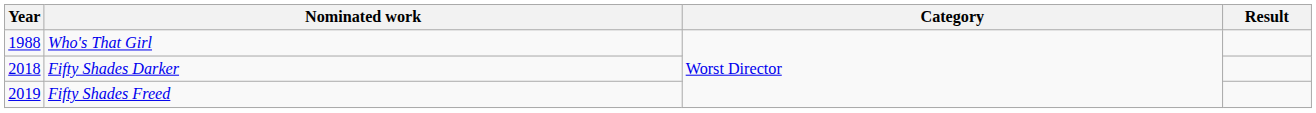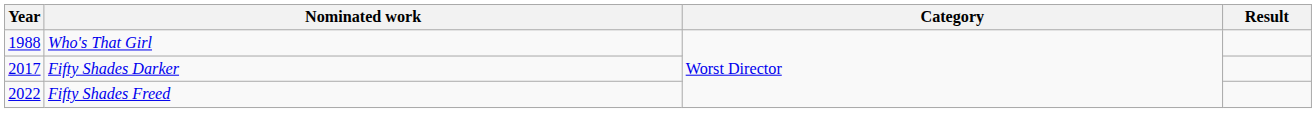(24, 68) 2018 -> (24, 68) 2017
(24, 94) 2019 -> (24, 94) 2022
